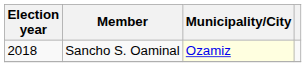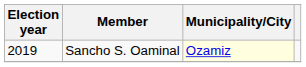(22, 51) 2018 -> (22, 51) 2019
